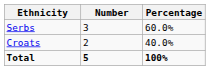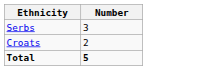- column: (174, 12)
